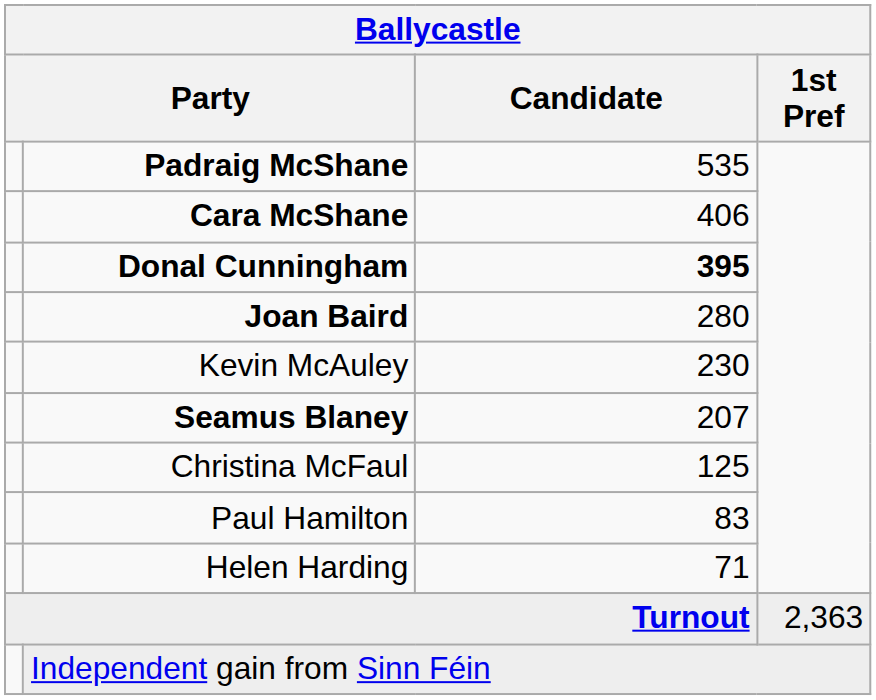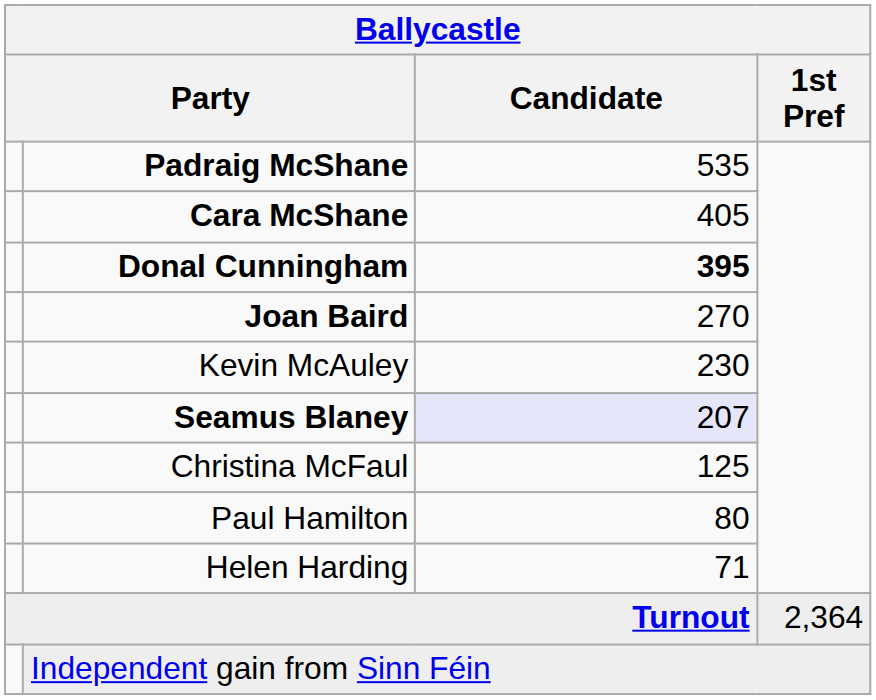(723, 215) 406 -> (723, 215) 405
(723, 316) 280 -> (723, 316) 270
(723, 416) no background -> (723, 416) lavender background
(732, 517) 83 -> (732, 517) 80
(824, 617) 2,363 -> (824, 617) 2,364
